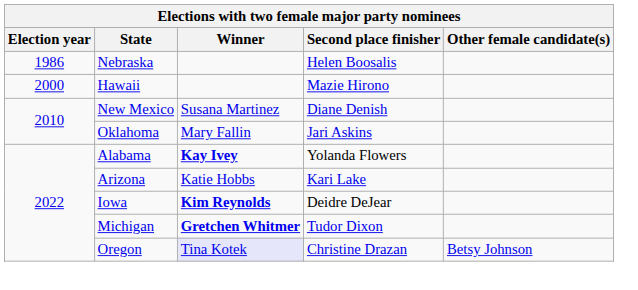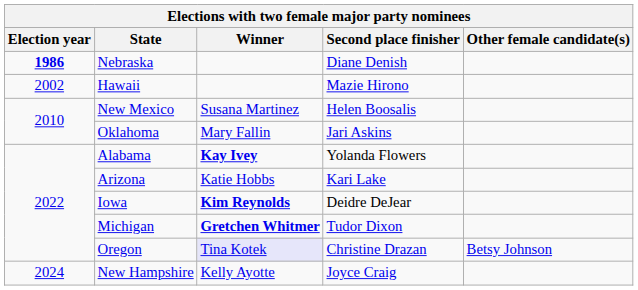(49, 62) normal -> (49, 62) bold
(352, 62) Helen Boosalis -> (367, 62) Diane Denish
(49, 86) 2000 -> (49, 86) 2002
(347, 109) Diane Denish -> (371, 109) Helen Boosalis
+ row: (146, 272)
